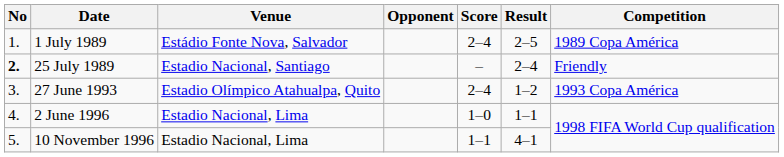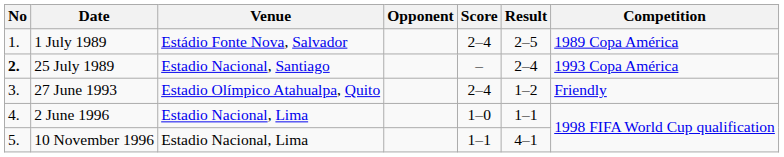(581, 66) Friendly -> (616, 66) 1993 Copa América
(616, 90) 1993 Copa América -> (581, 90) Friendly
